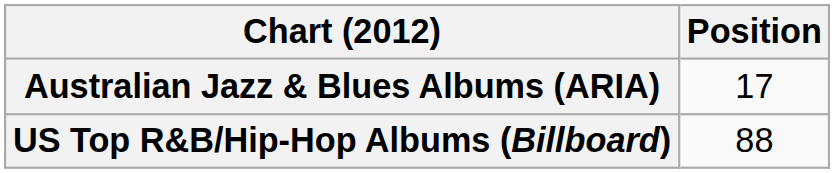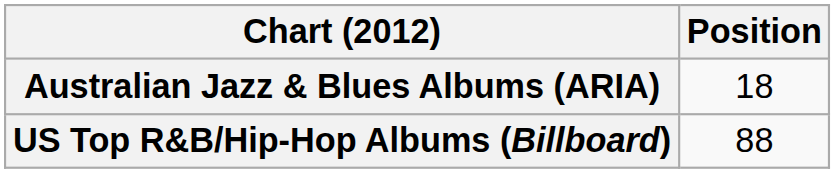(754, 85) 17 -> (754, 85) 18
